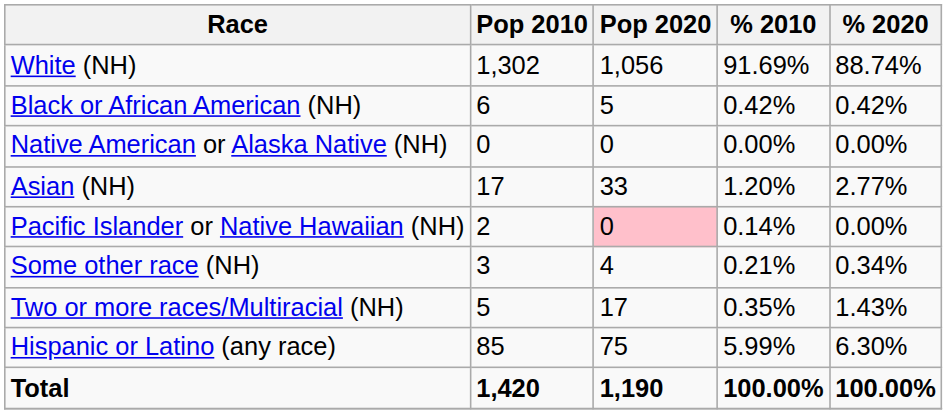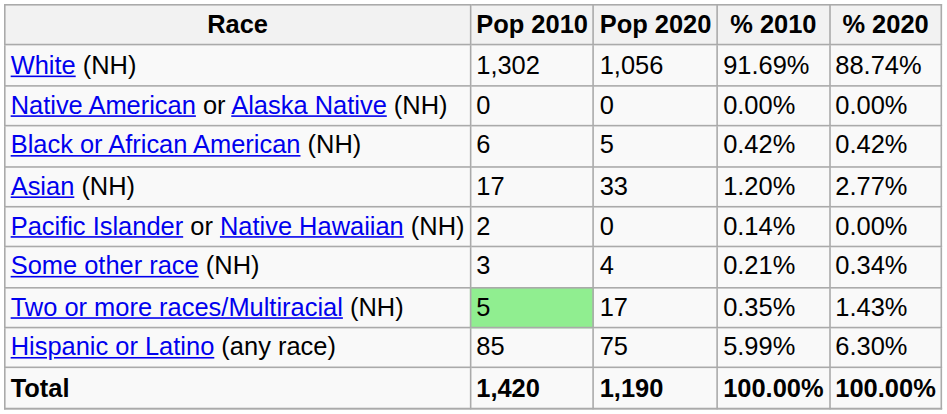rows swapped: (186, 105) <-> (229, 145)
(607, 226) pink background -> (607, 226) no background
(483, 307) no background -> (483, 307) lightgreen background
